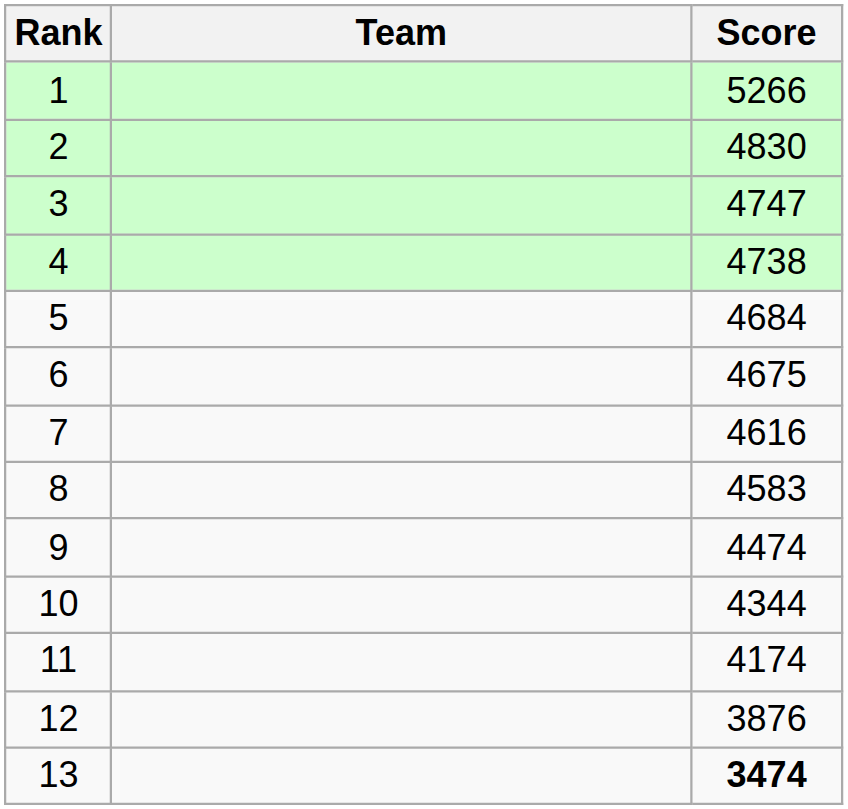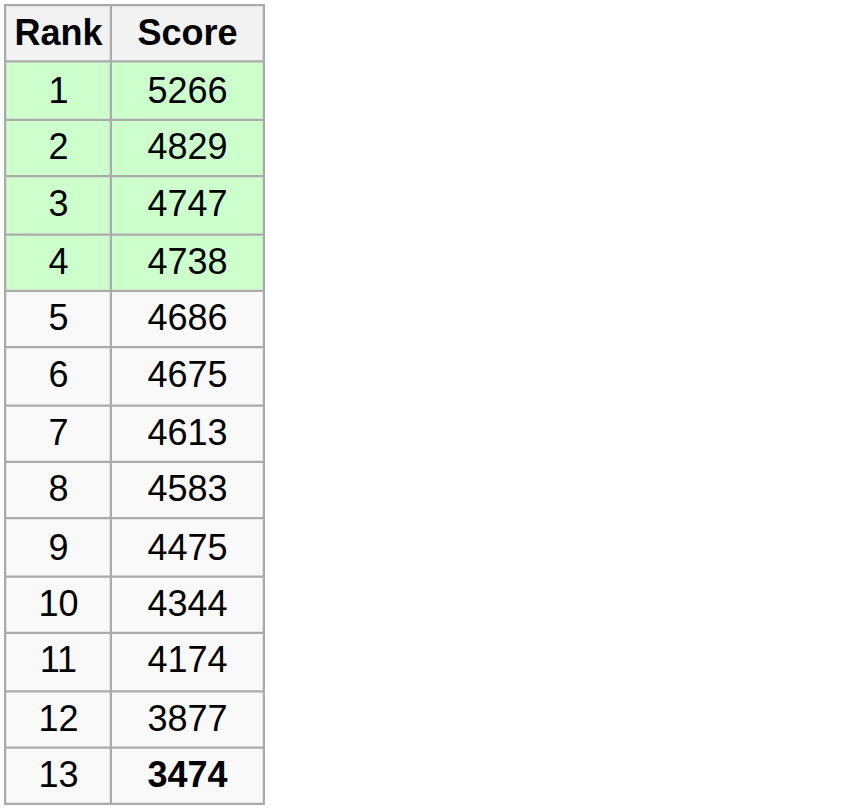- column: (401, 33)
(767, 147) 4830 -> (188, 147) 4829
(767, 318) 4684 -> (188, 318) 4686
(767, 432) 4616 -> (188, 432) 4613
(767, 546) 4474 -> (188, 546) 4475
(767, 718) 3876 -> (188, 718) 3877
